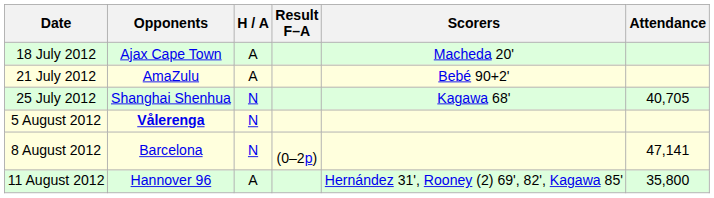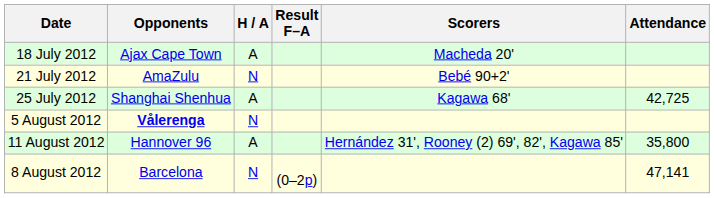(253, 76) A -> (253, 76) N
(253, 98) N -> (253, 98) A
(668, 98) 40,705 -> (668, 98) 42,725
rows swapped: (56, 151) <-> (56, 181)
